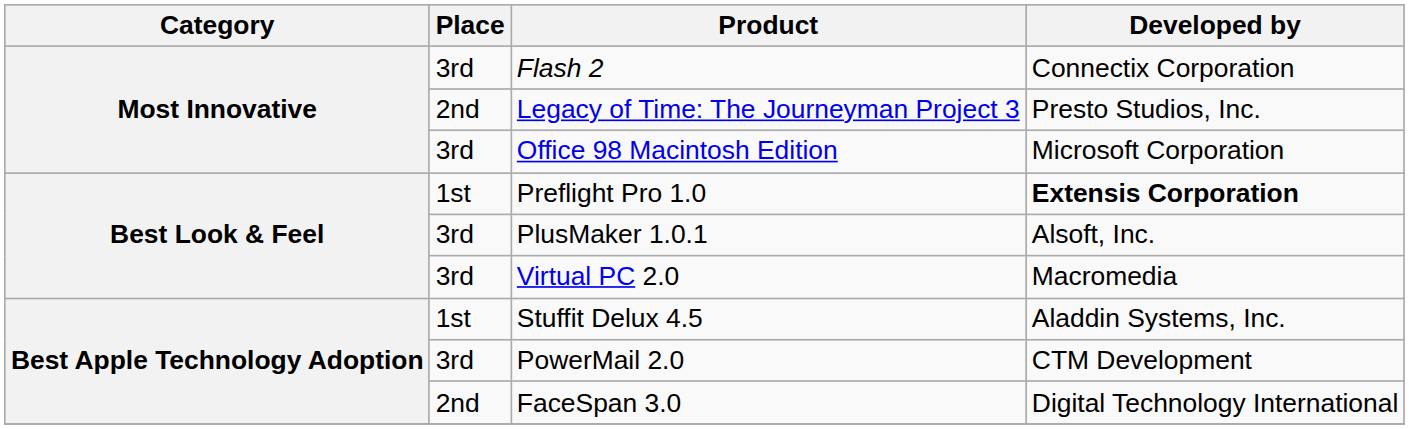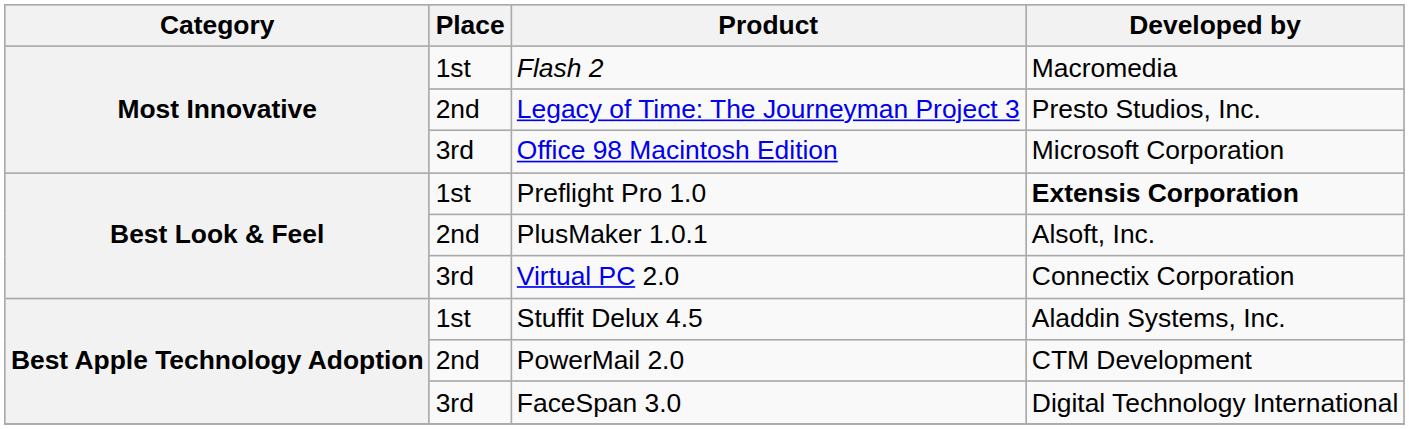(455, 67) 3rd -> (453, 67) 1st
(1163, 67) Connectix Corporation -> (1104, 67) Macromedia
(455, 234) 3rd -> (458, 234) 2nd
(1104, 276) Macromedia -> (1163, 276) Connectix Corporation
(455, 360) 3rd -> (458, 360) 2nd
(458, 402) 2nd -> (455, 402) 3rd
